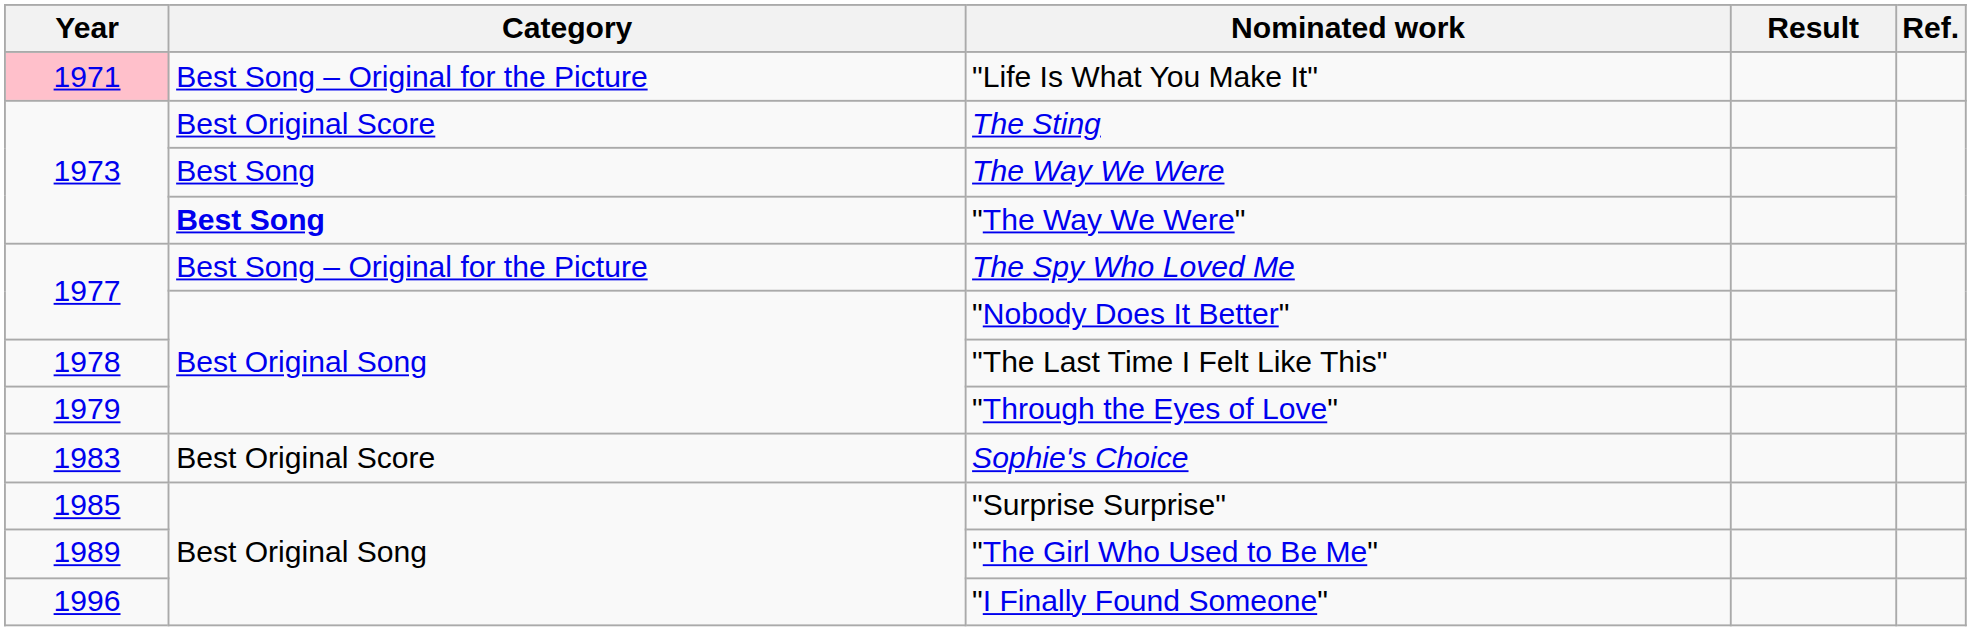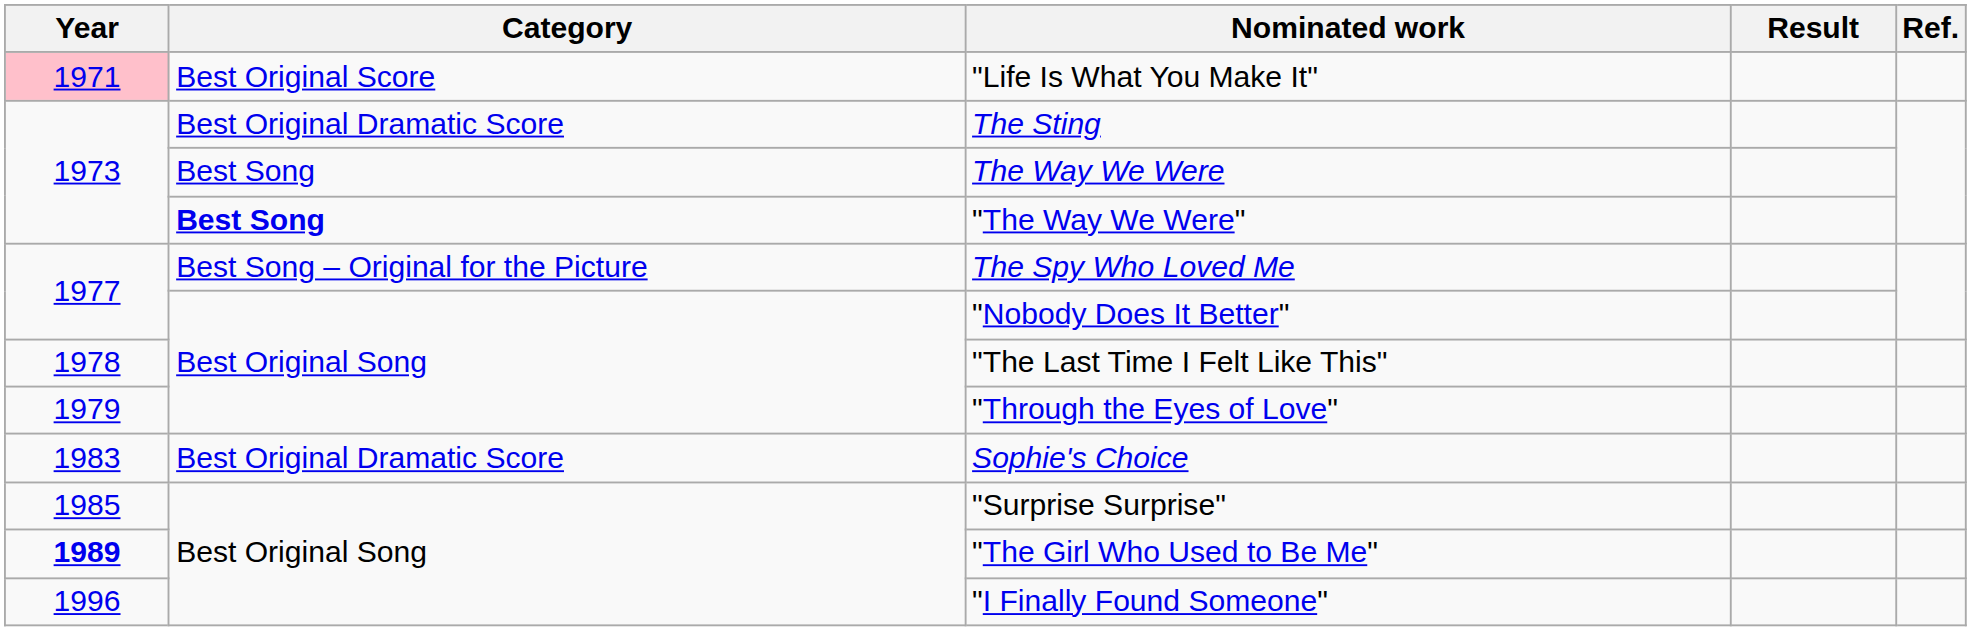(412, 76) Best Song – Original for the Picture -> (306, 76) Best Original Score
(306, 123) Best Original Score -> (370, 123) Best Original Dramatic Score
(306, 457) Best Original Score -> (370, 457) Best Original Dramatic Score
(87, 553) normal -> (87, 553) bold
